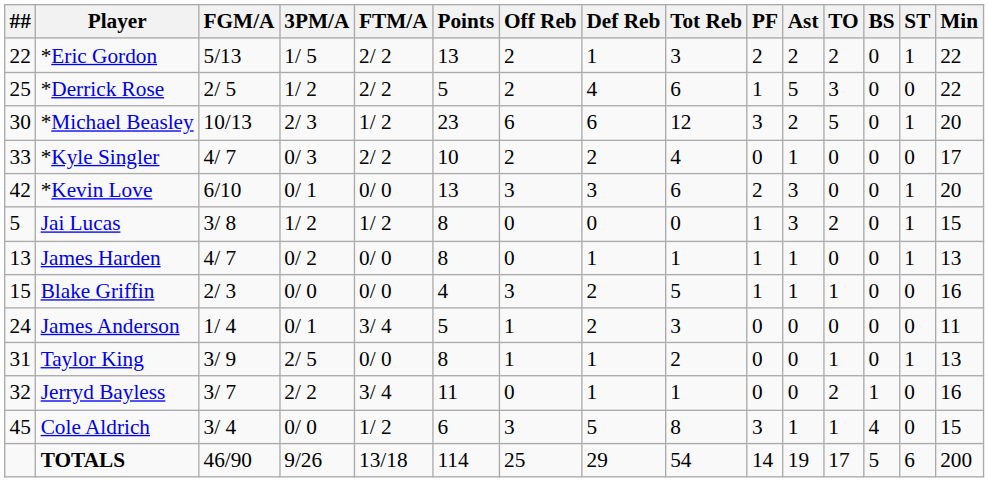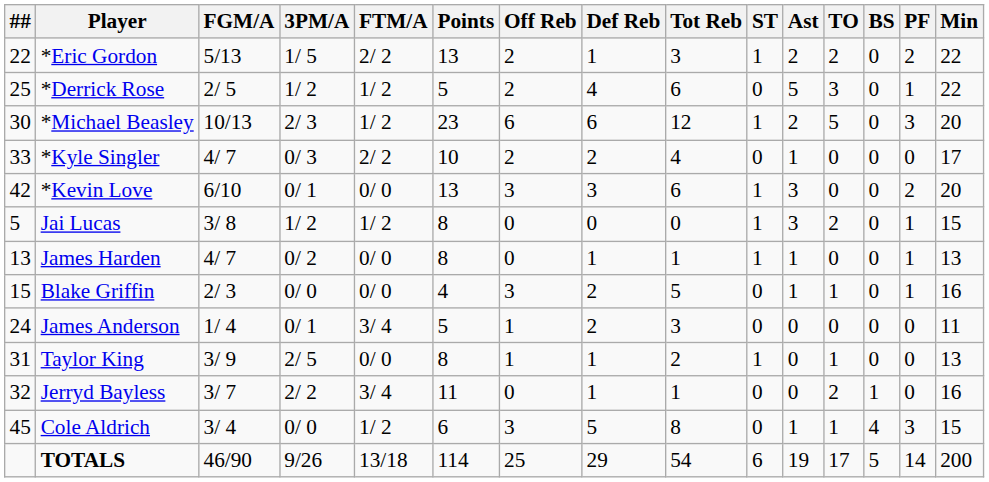columns swapped: (765, 21) <-> (917, 21)
(375, 88) 2/ 2 -> (375, 88) 1/ 2
